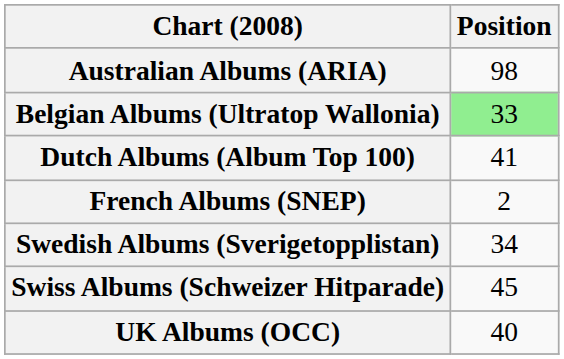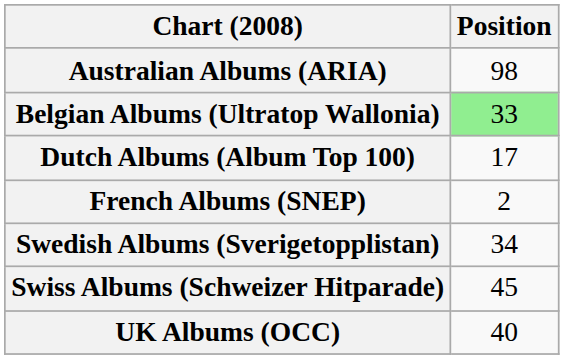(504, 157) 41 -> (504, 157) 17
